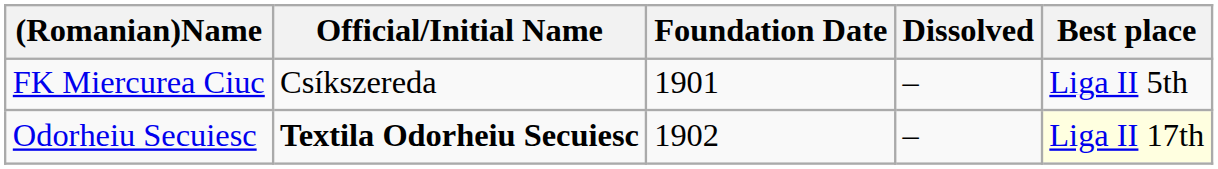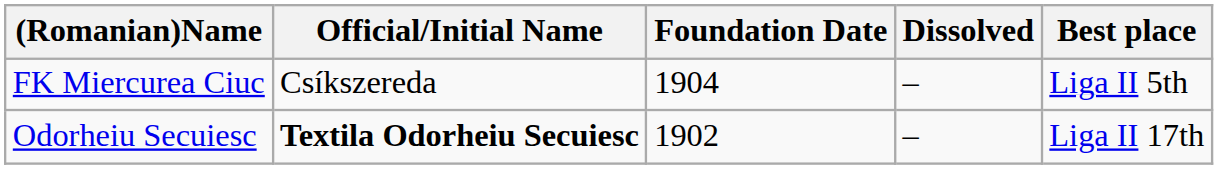(687, 83) 1901 -> (687, 83) 1904
(1127, 135) lightyellow background -> (1127, 135) no background
